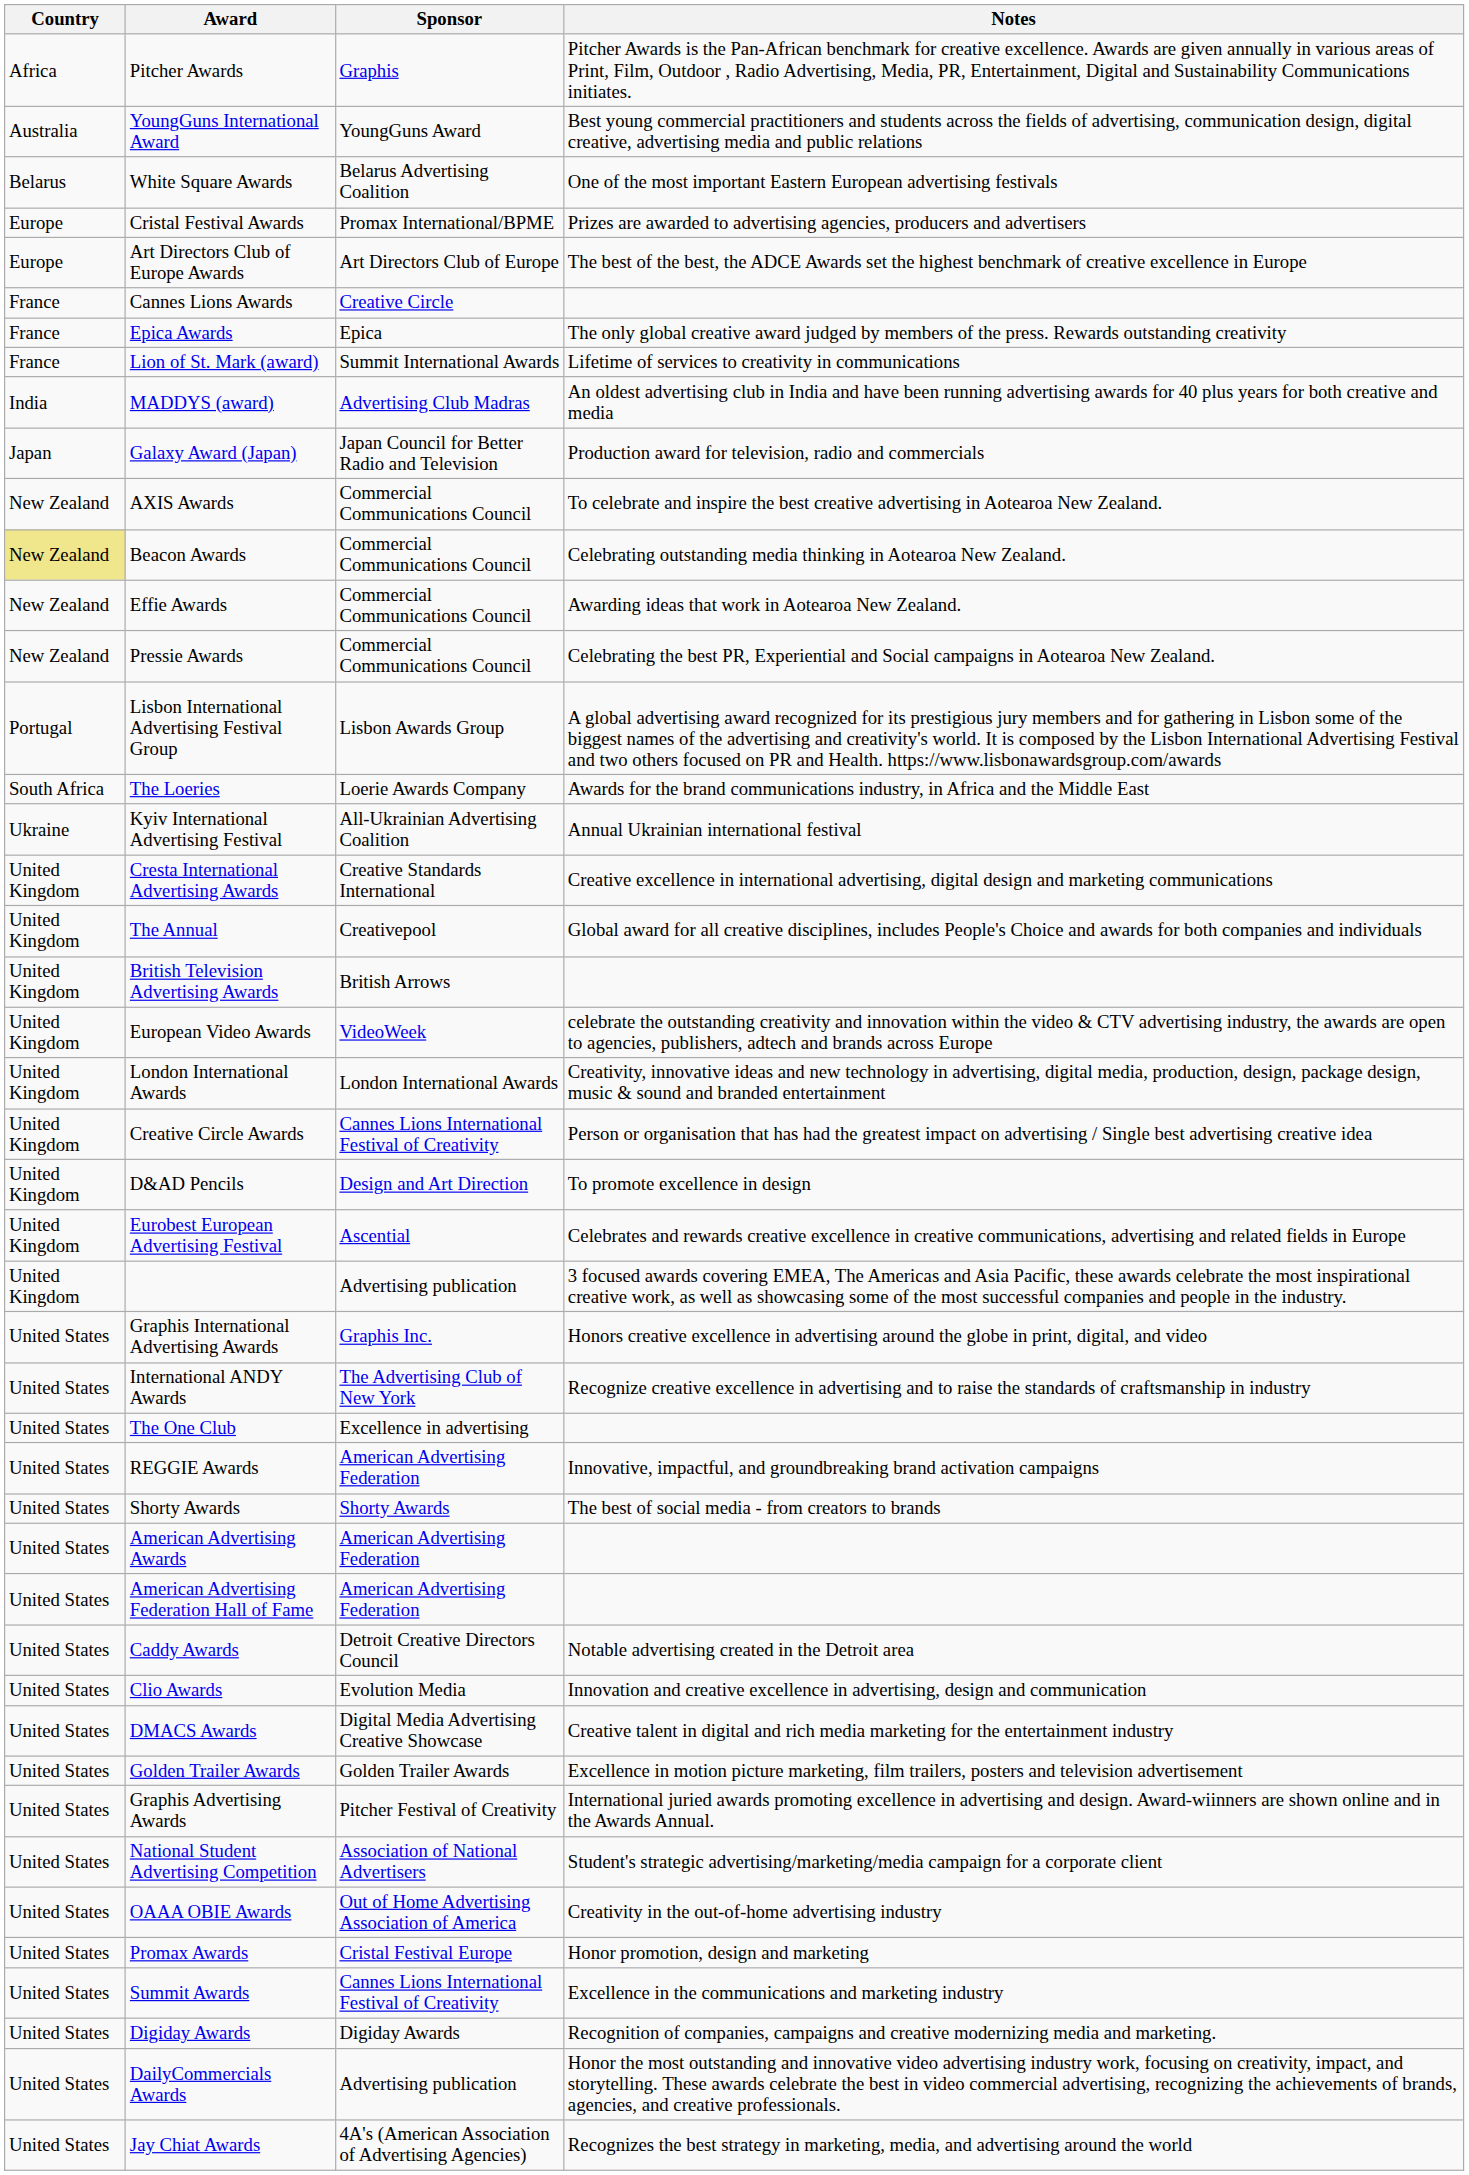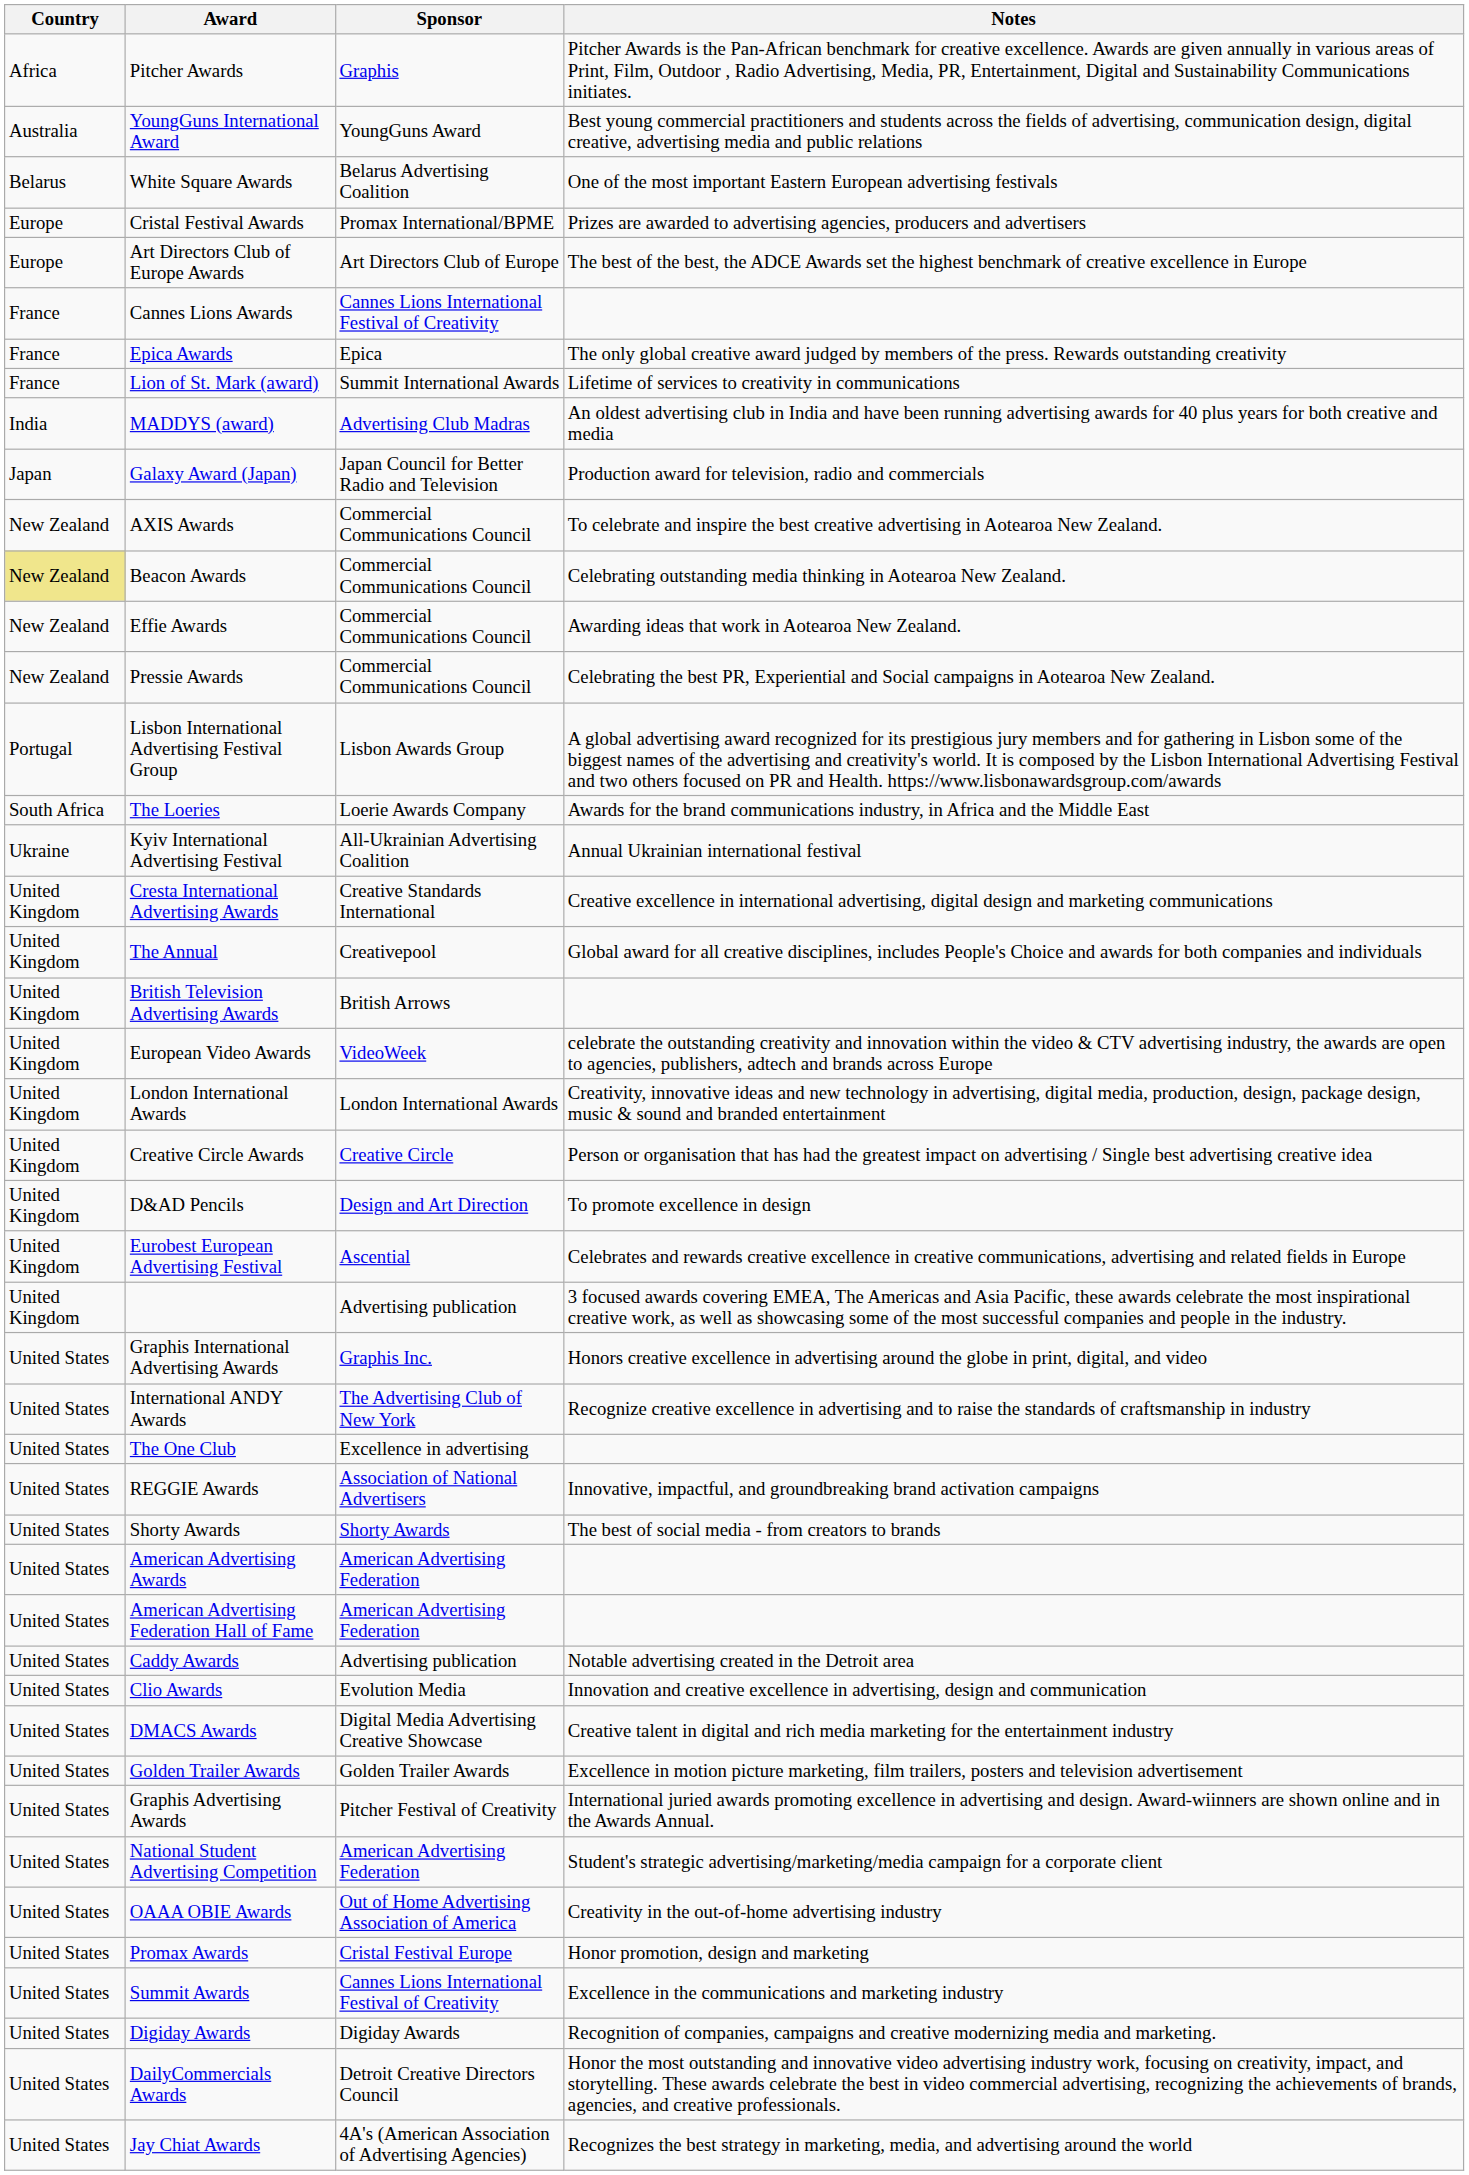(396, 302) Creative Circle -> (441, 313) Cannes Lions International Festival of Creativity
(441, 1133) Cannes Lions International Festival of Creativity -> (396, 1154) Creative Circle
(422, 1468) American Advertising Federation -> (428, 1489) Association of National Advertisers
(437, 1650) Detroit Creative Directors Council -> (428, 1660) Advertising publication
(428, 1861) Association of National Advertisers -> (422, 1861) American Advertising Federation
(428, 2083) Advertising publication -> (437, 2083) Detroit Creative Directors Council
